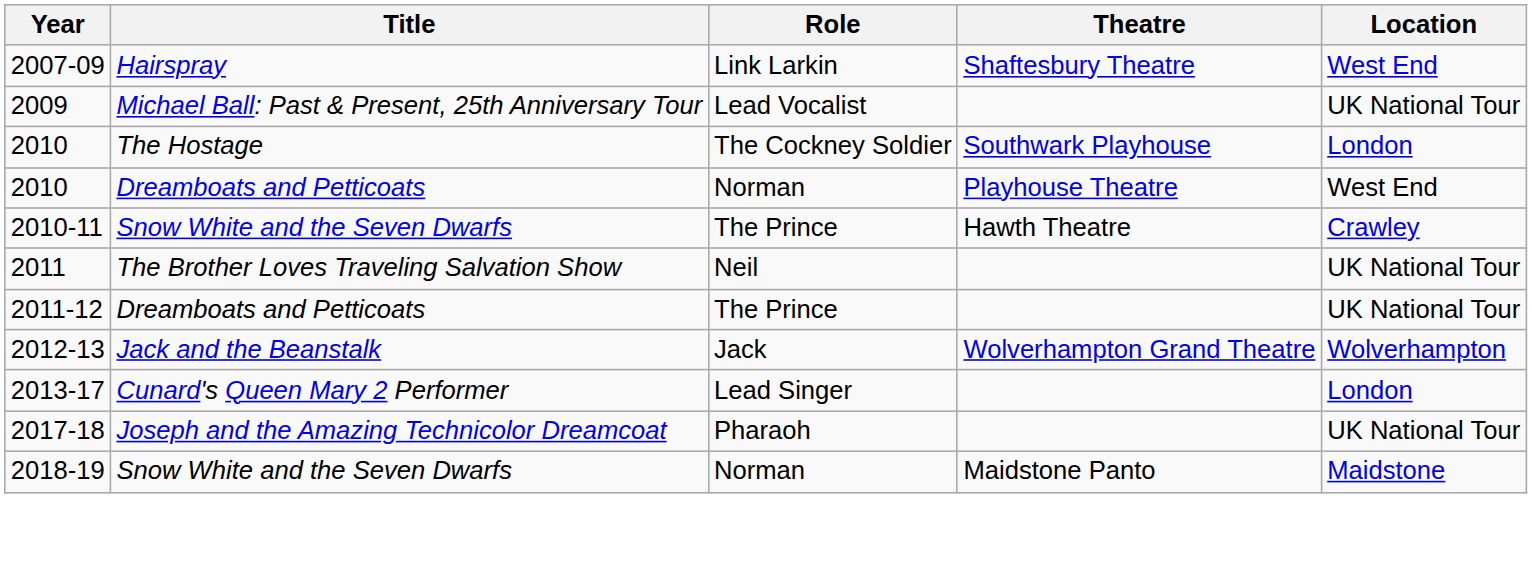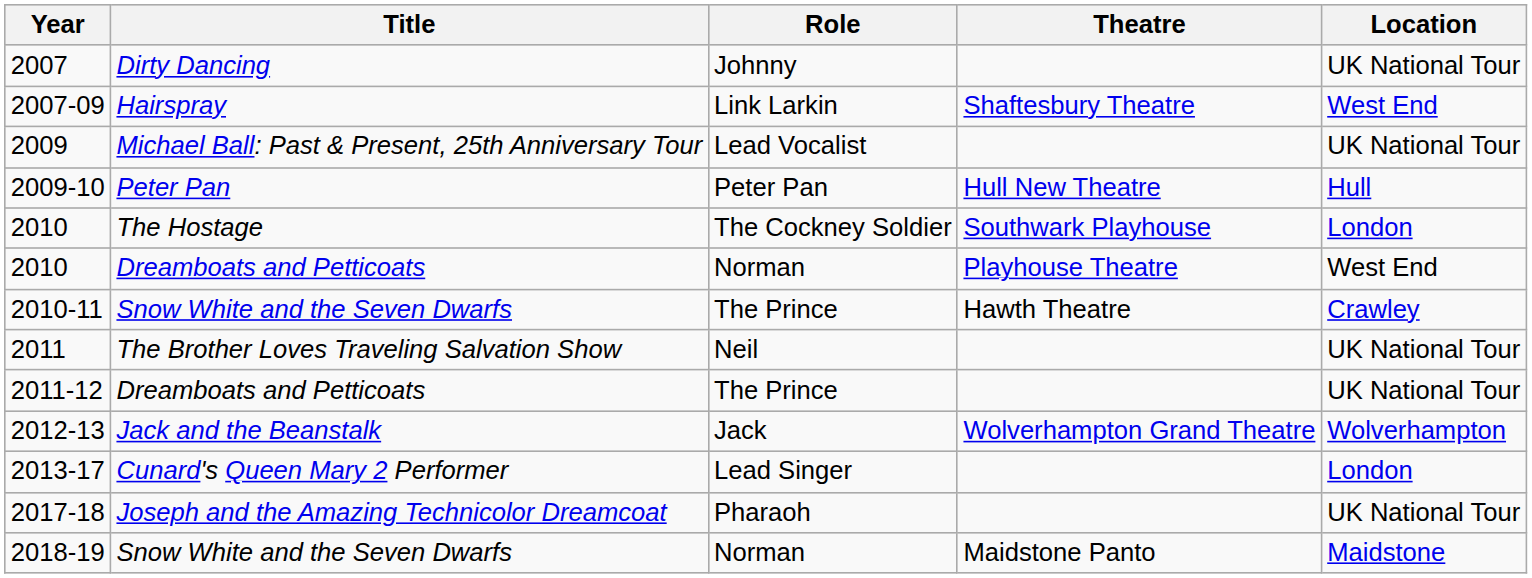+ row: (39, 65)
+ row: (58, 187)
